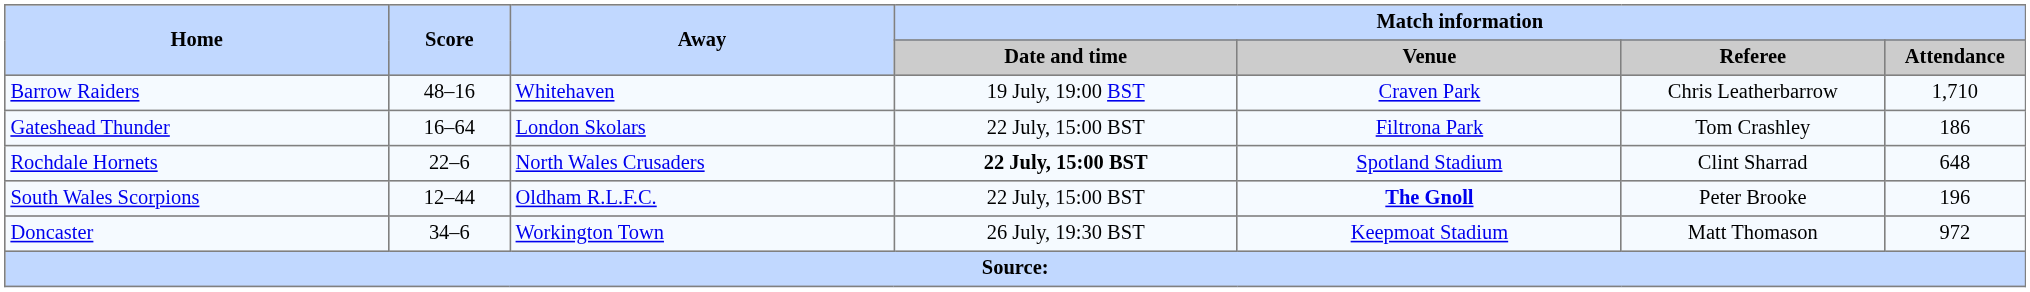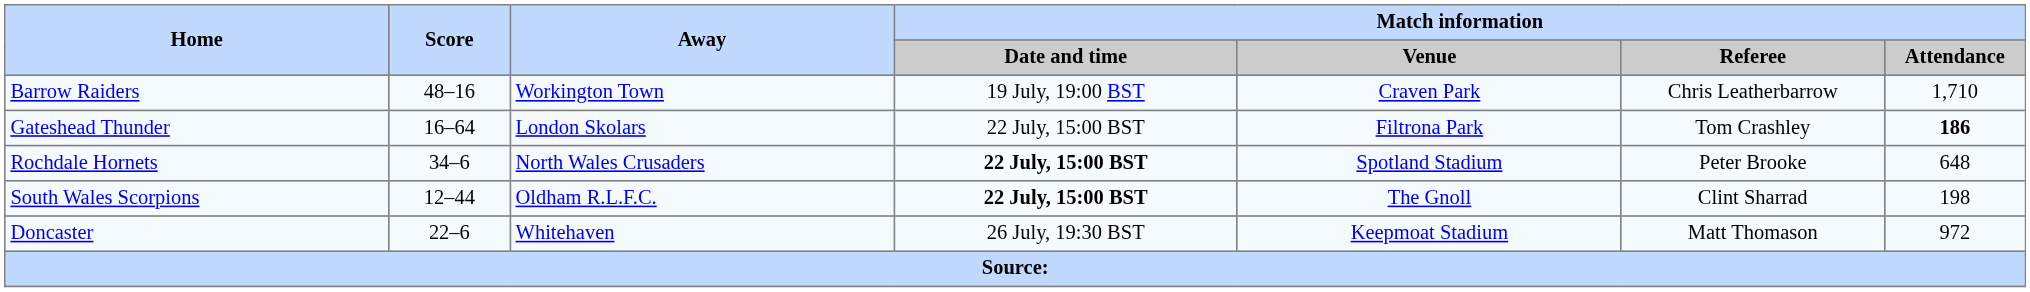(565, 92) Whitehaven -> (590, 92) Workington Town
(1955, 127) normal -> (1955, 127) bold
(449, 162) 22–6 -> (449, 162) 34–6
(1753, 162) Clint Sharrad -> (1753, 162) Peter Brooke
(1066, 198) normal -> (1066, 198) bold
(1429, 198) bold -> (1429, 198) normal
(1753, 198) Peter Brooke -> (1753, 198) Clint Sharrad
(1955, 198) 196 -> (1955, 198) 198
(449, 233) 34–6 -> (449, 233) 22–6
(590, 233) Workington Town -> (565, 233) Whitehaven
